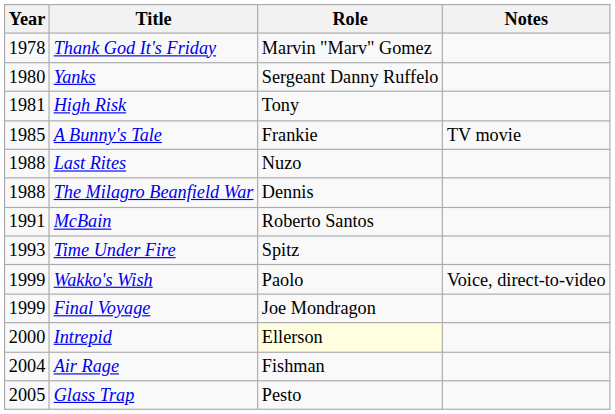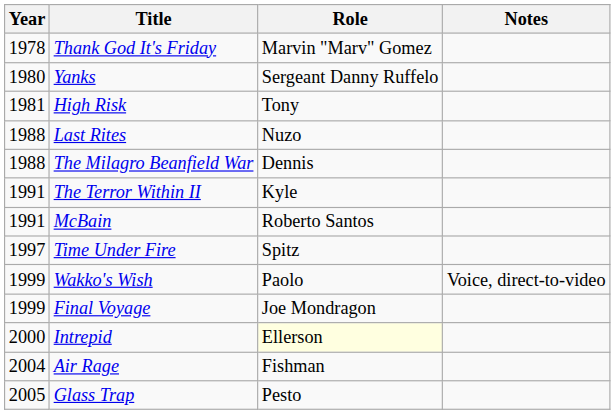- row: (108, 134)
+ row: (127, 192)
(27, 250) 1993 -> (27, 250) 1997
